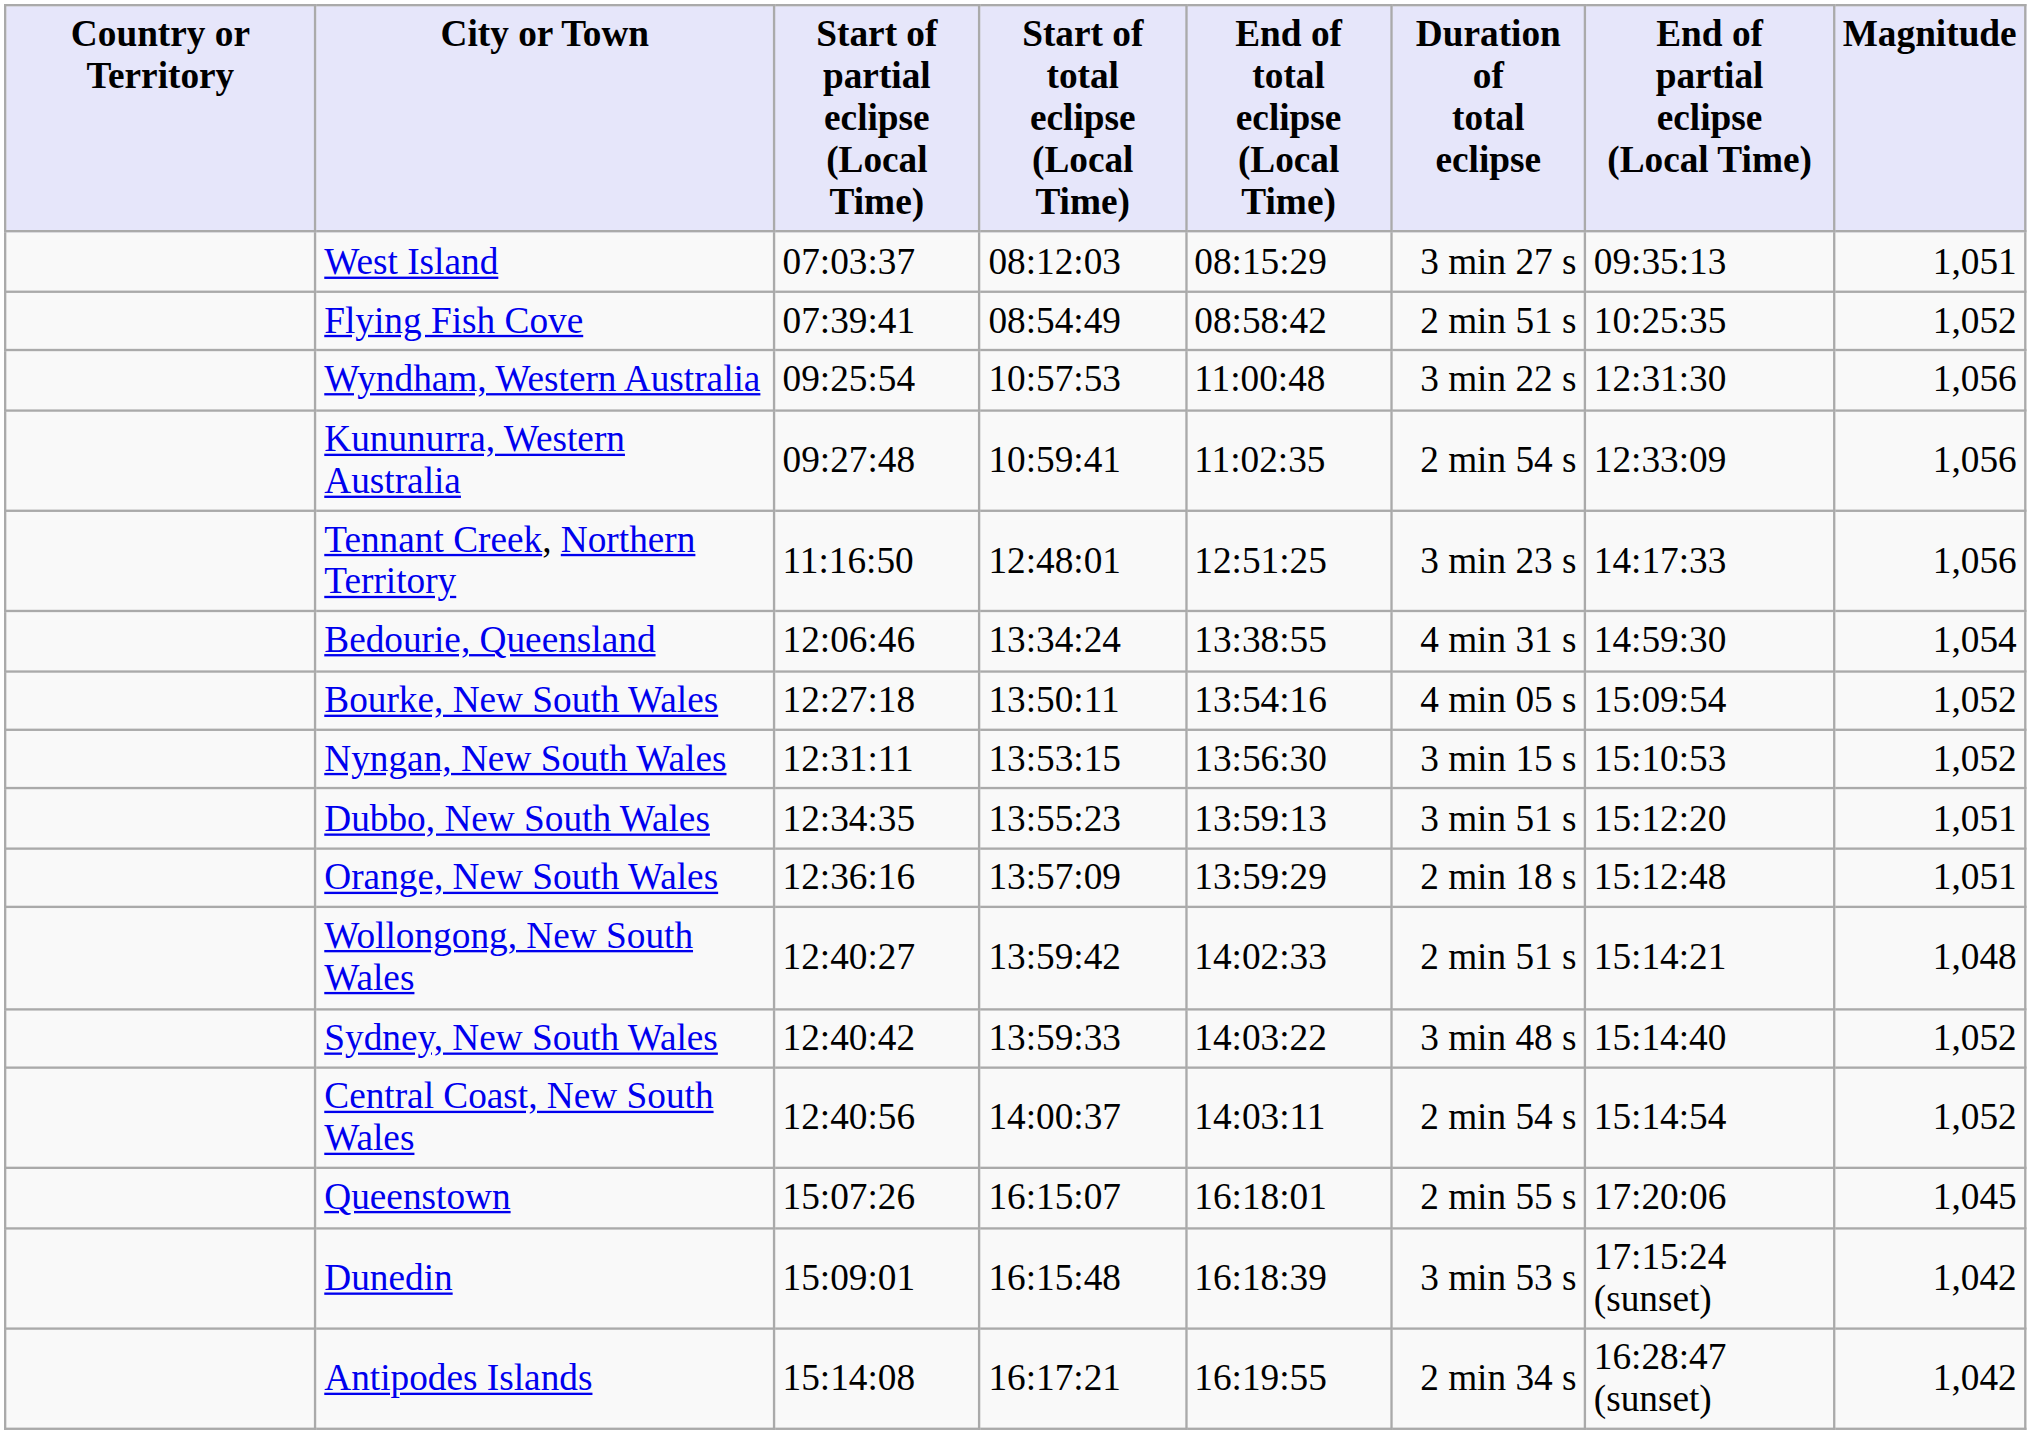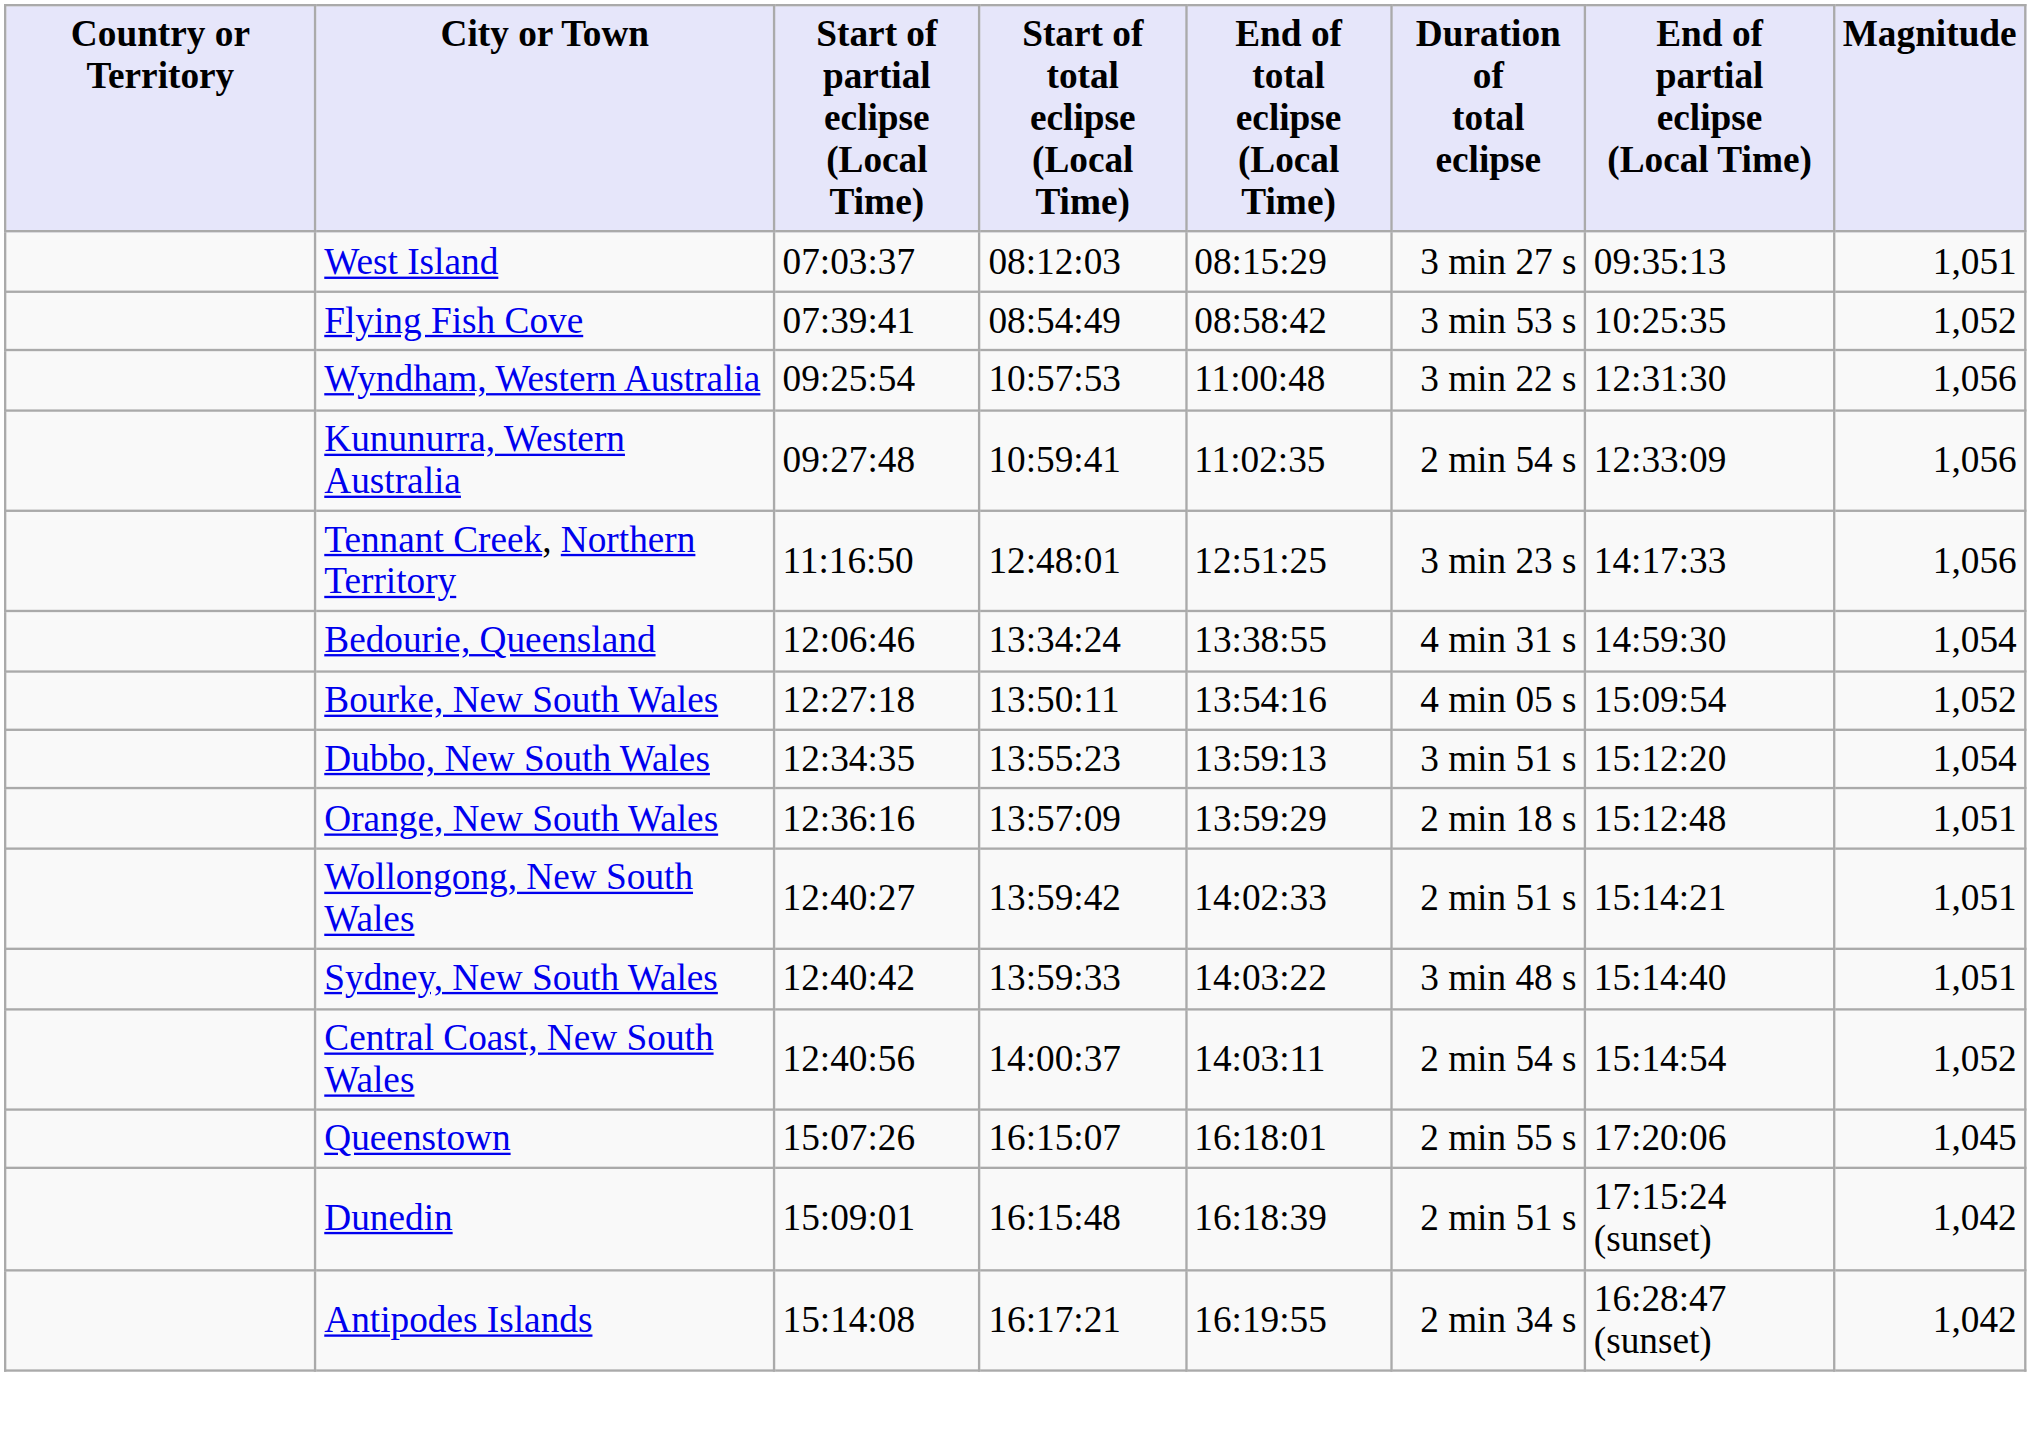(1498, 320) 2 min 51 s -> (1498, 320) 3 min 53 s
- row: (525, 758)
(1975, 817) 1,051 -> (1975, 758) 1,054
(1975, 957) 1,048 -> (1975, 897) 1,051
(1975, 1037) 1,052 -> (1975, 978) 1,051
(1498, 1277) 3 min 53 s -> (1498, 1218) 2 min 51 s
